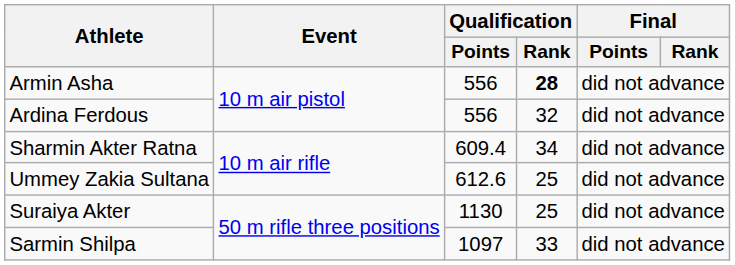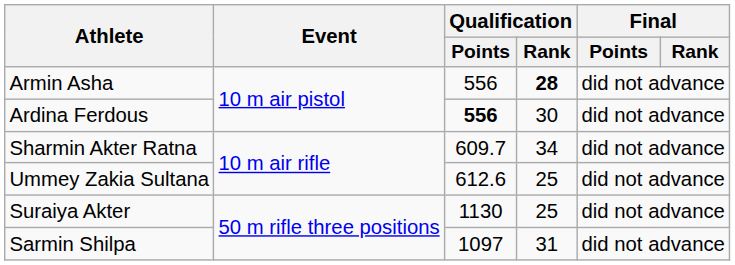(481, 116) normal -> (481, 116) bold
(547, 116) 32 -> (547, 116) 30
(481, 148) 609.4 -> (481, 148) 609.7
(547, 244) 33 -> (547, 244) 31
